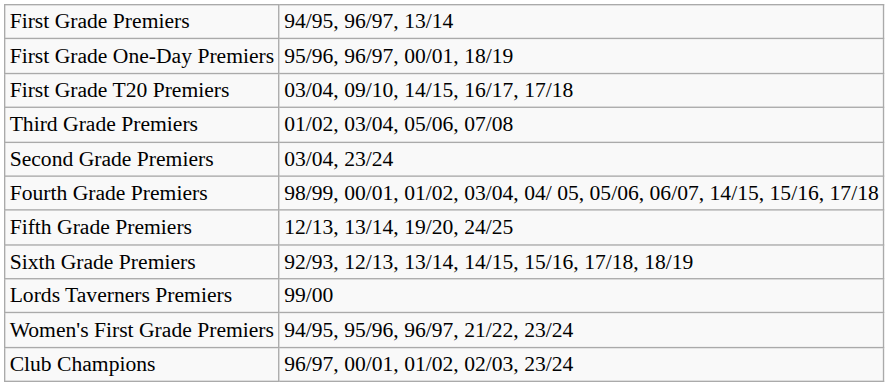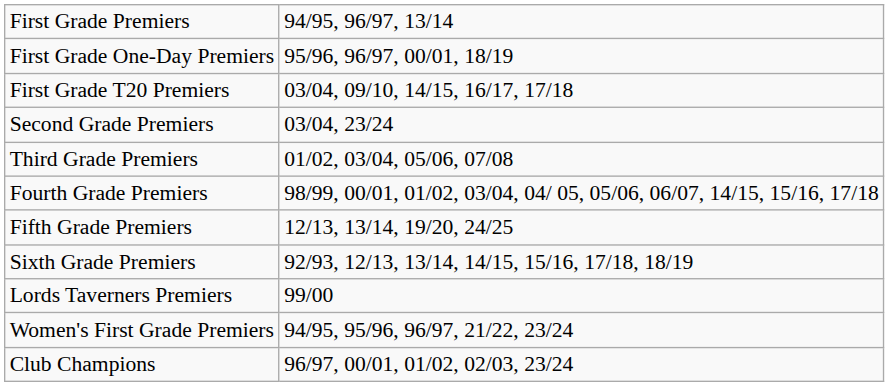rows swapped: (112, 158) <-> (104, 124)
